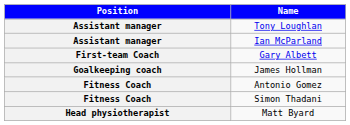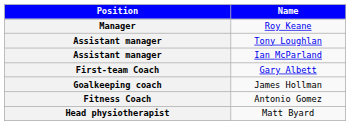+ row: (288, 26)
- row: (288, 99)
